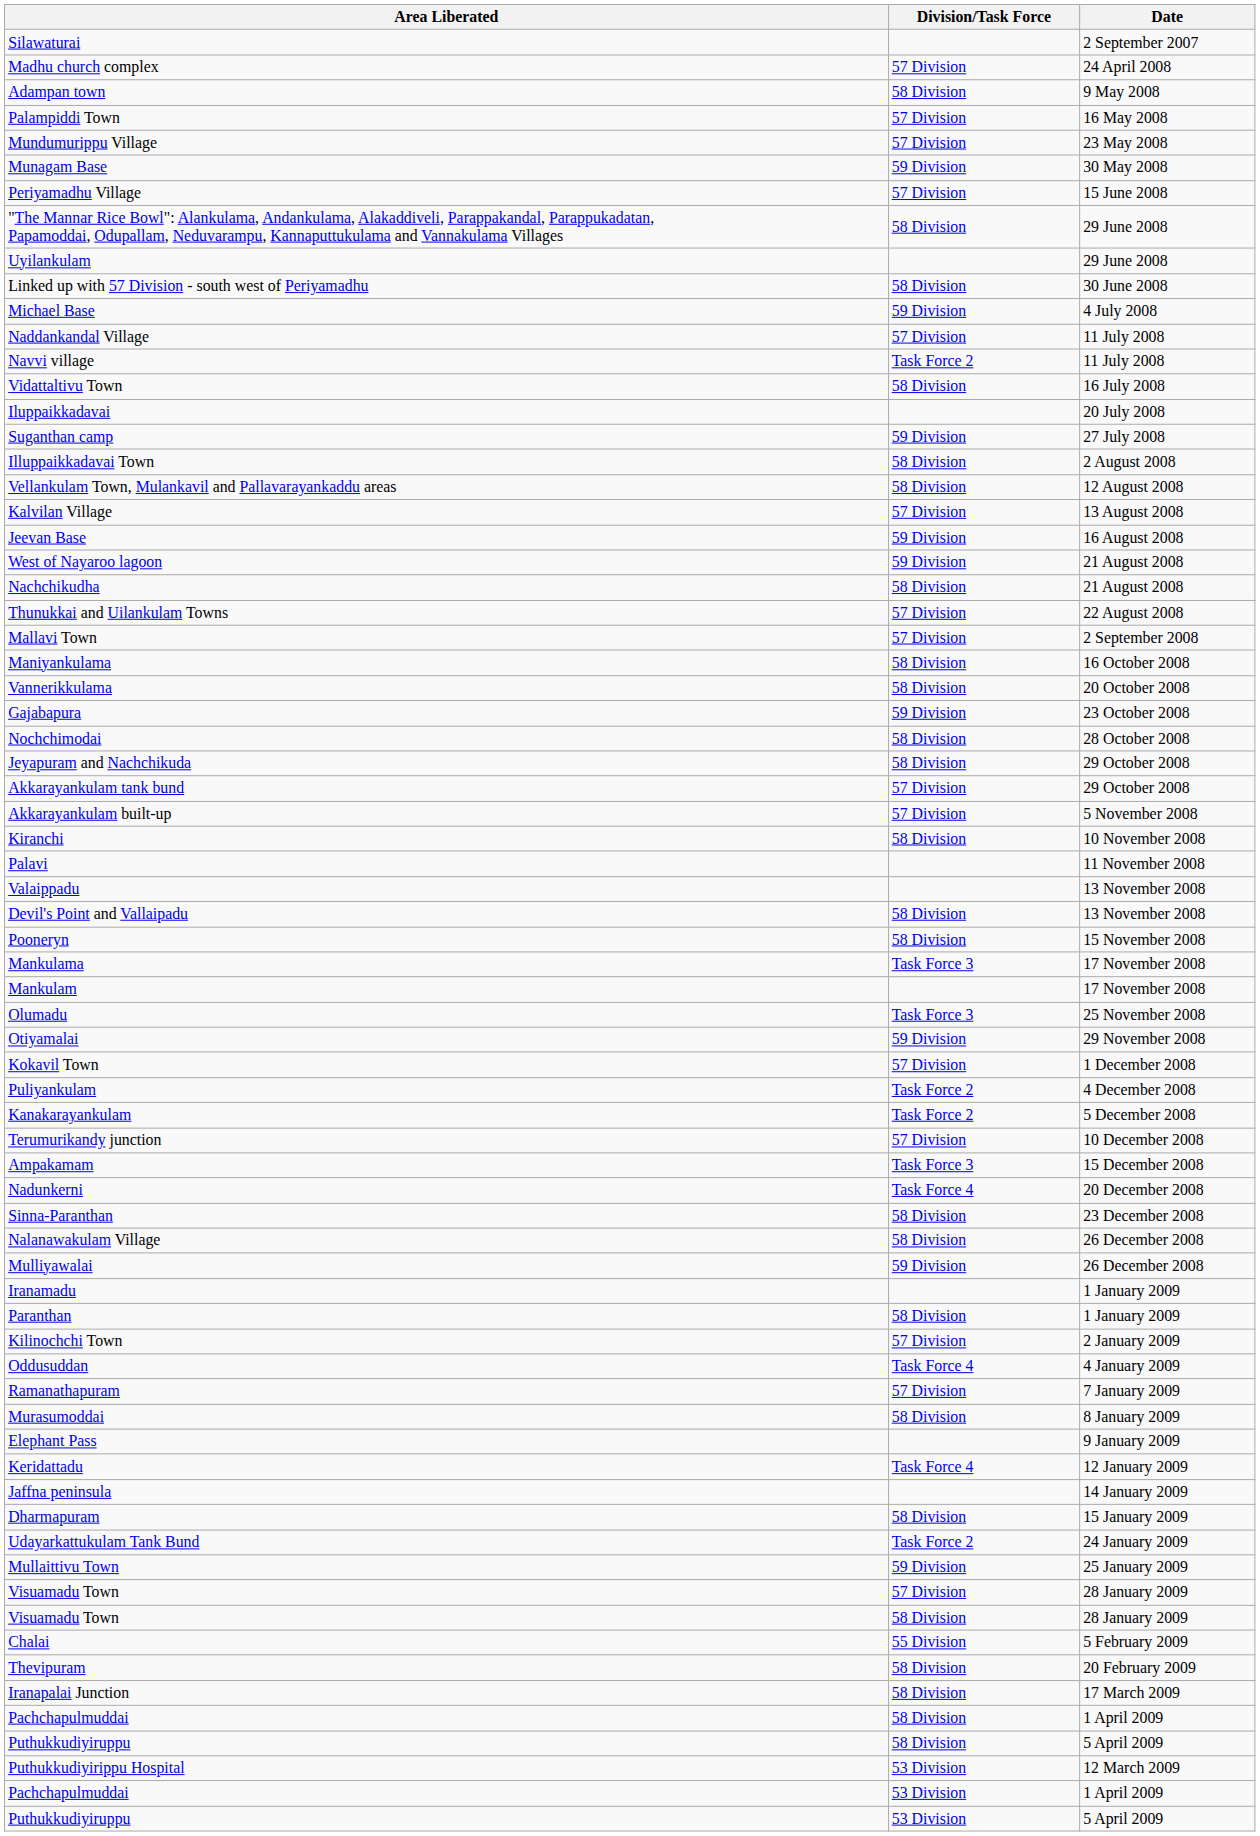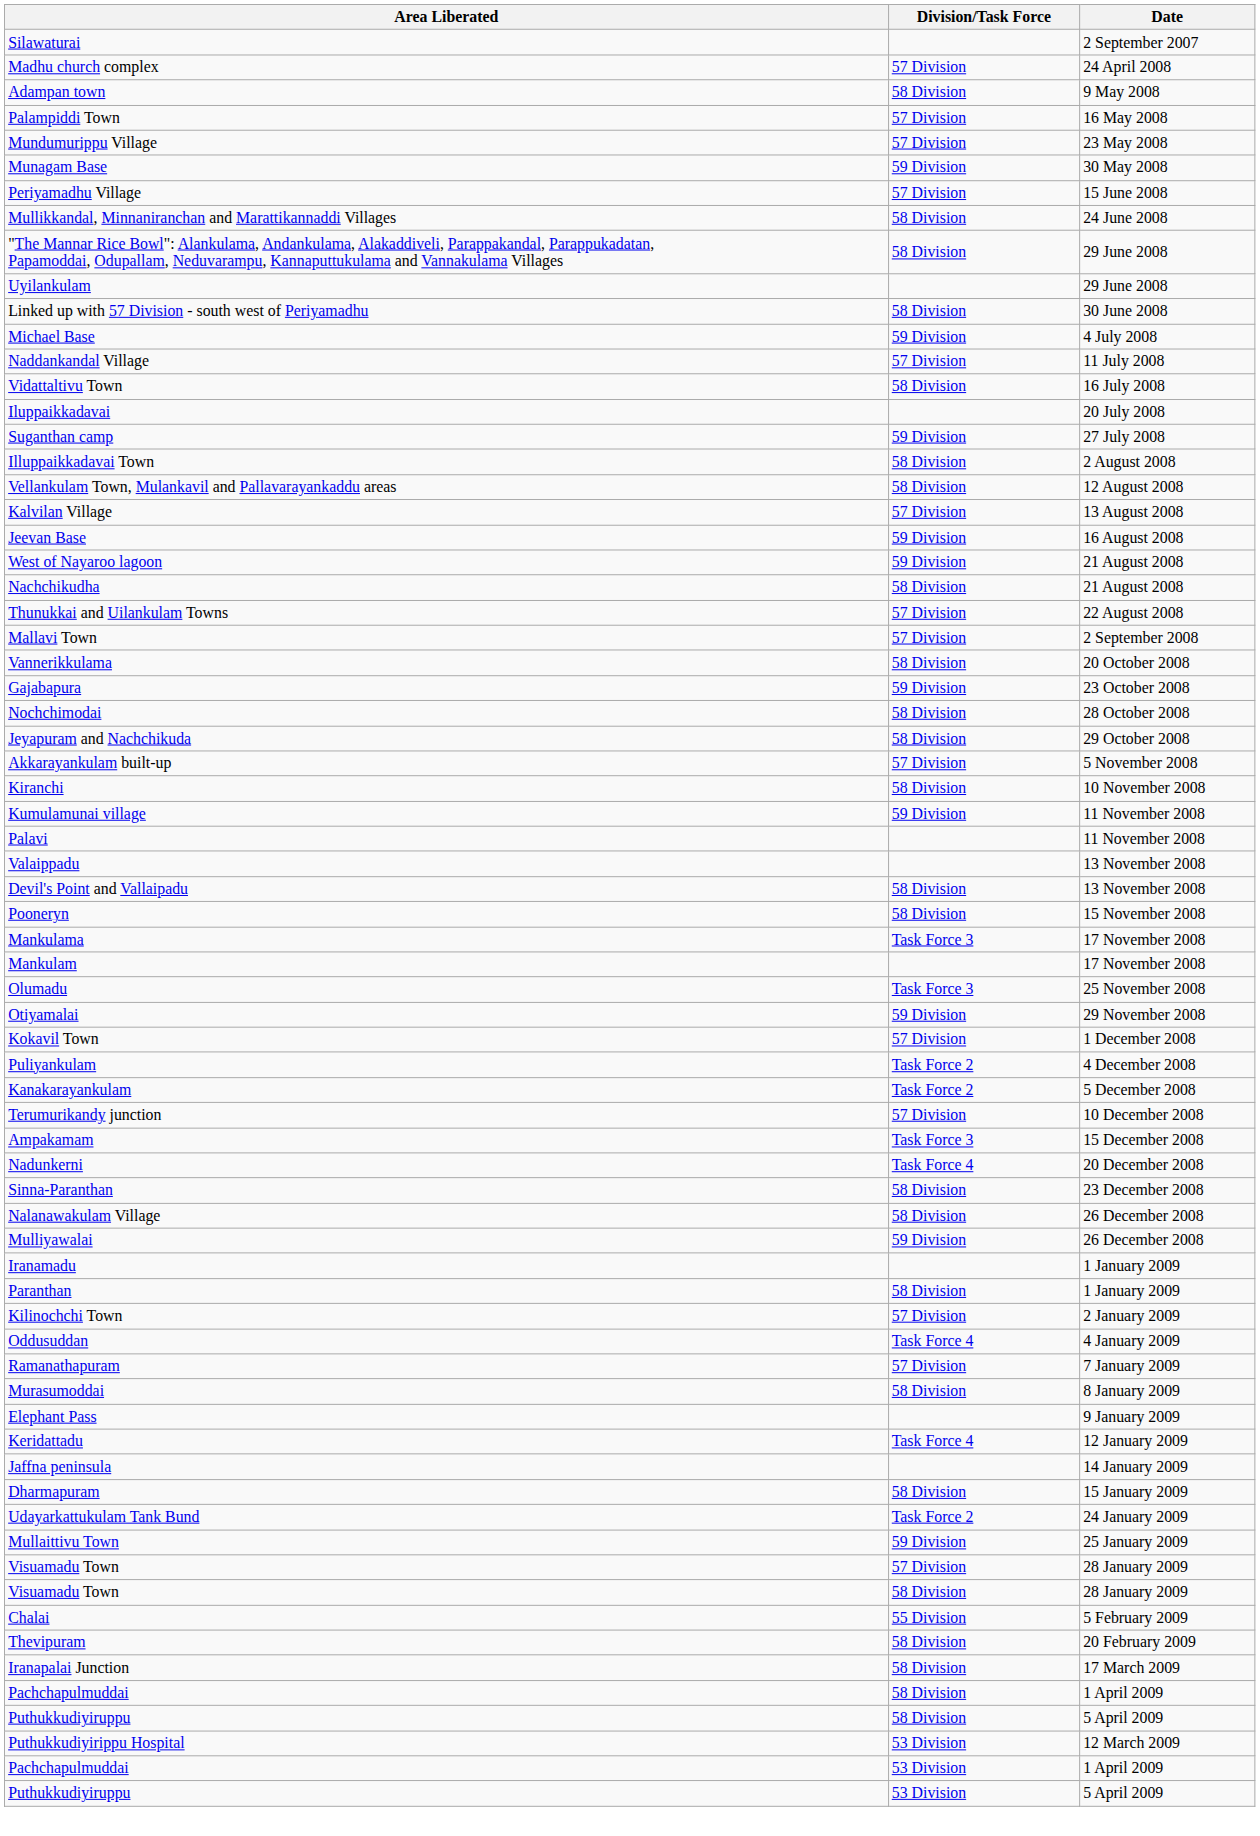+ row: (202, 218)
- row: (51, 361)
- row: (60, 662)
- row: (96, 788)
+ row: (77, 813)
